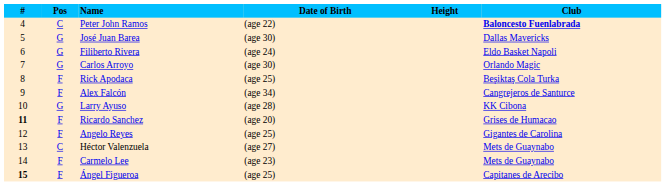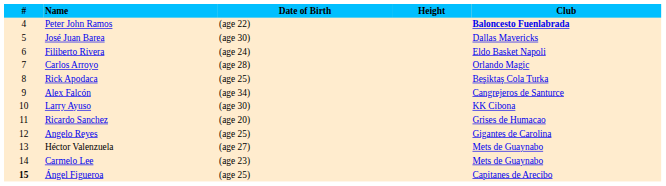- column: (60, 11)
(260, 65) (age 30) -> (235, 65) (age 28)
(260, 106) (age 28) -> (235, 106) (age 30)
(23, 120) bold -> (24, 120) normal
